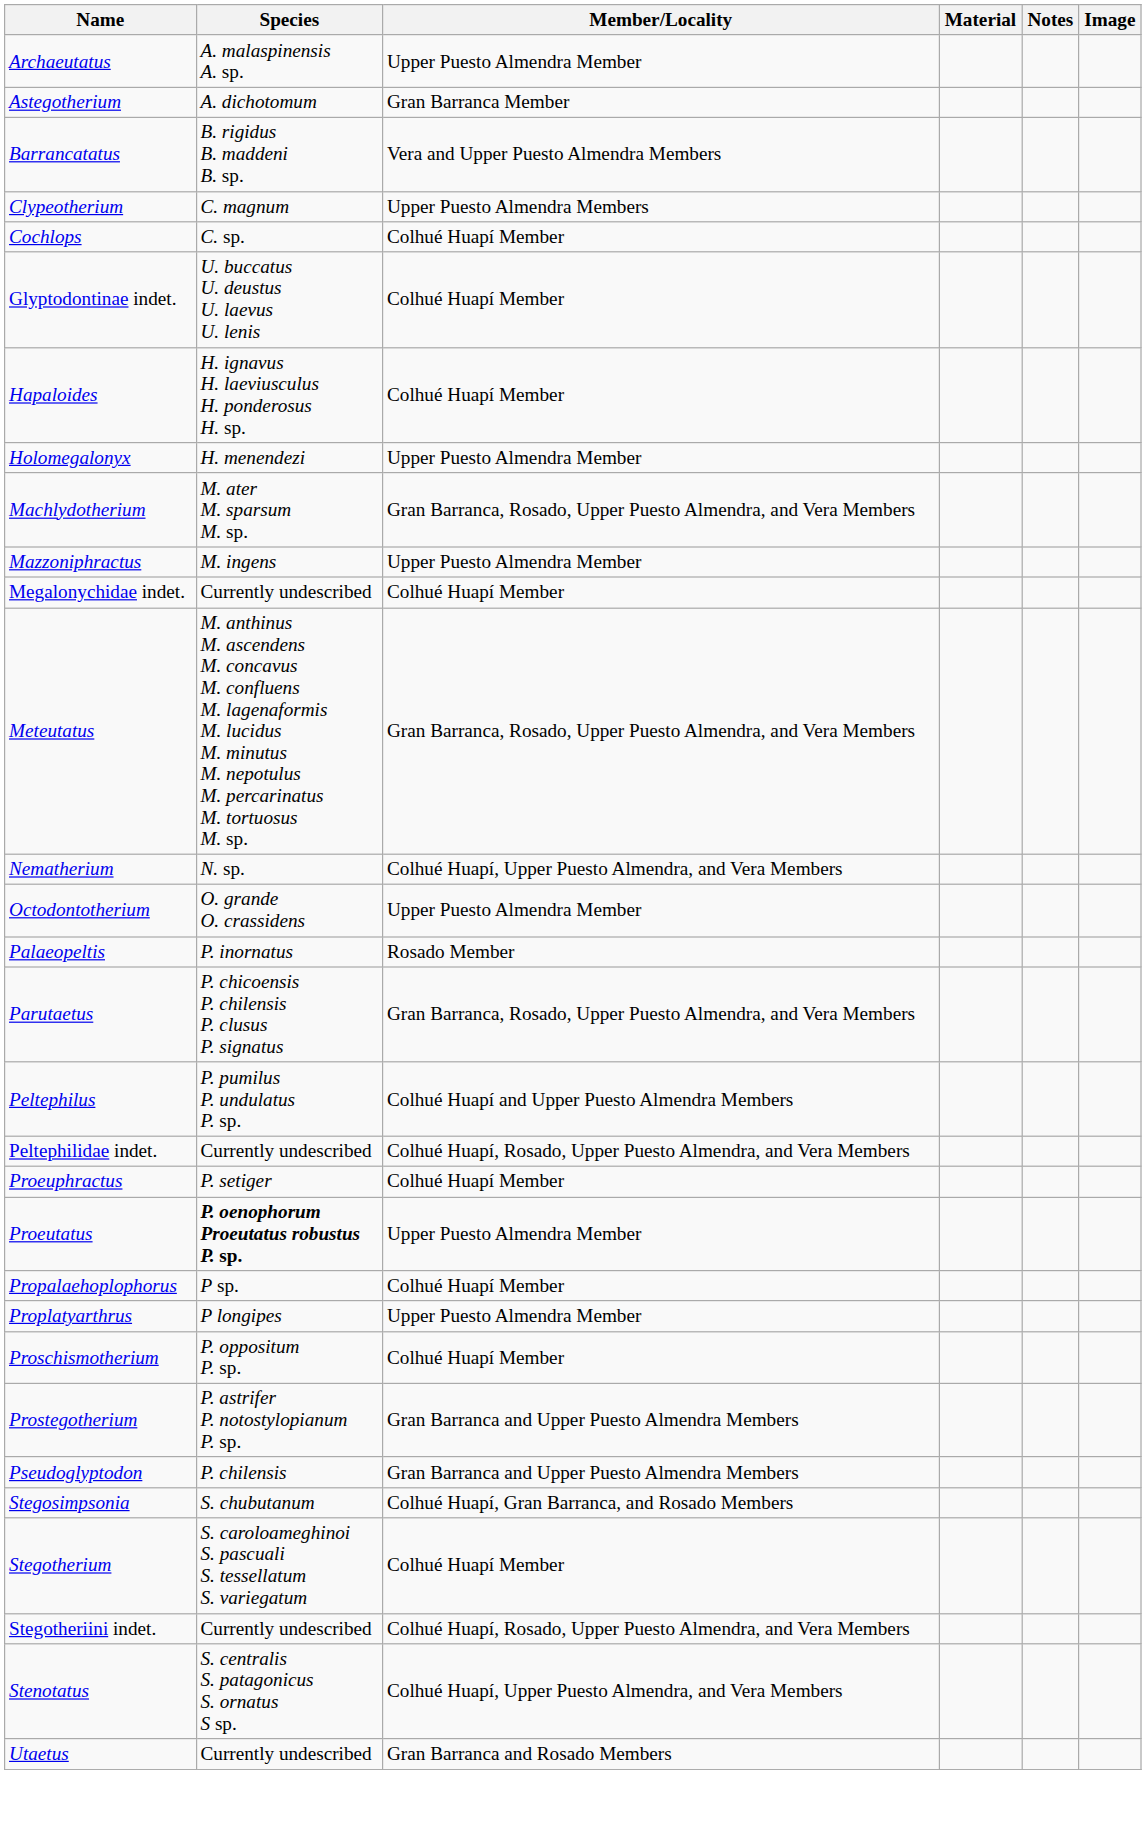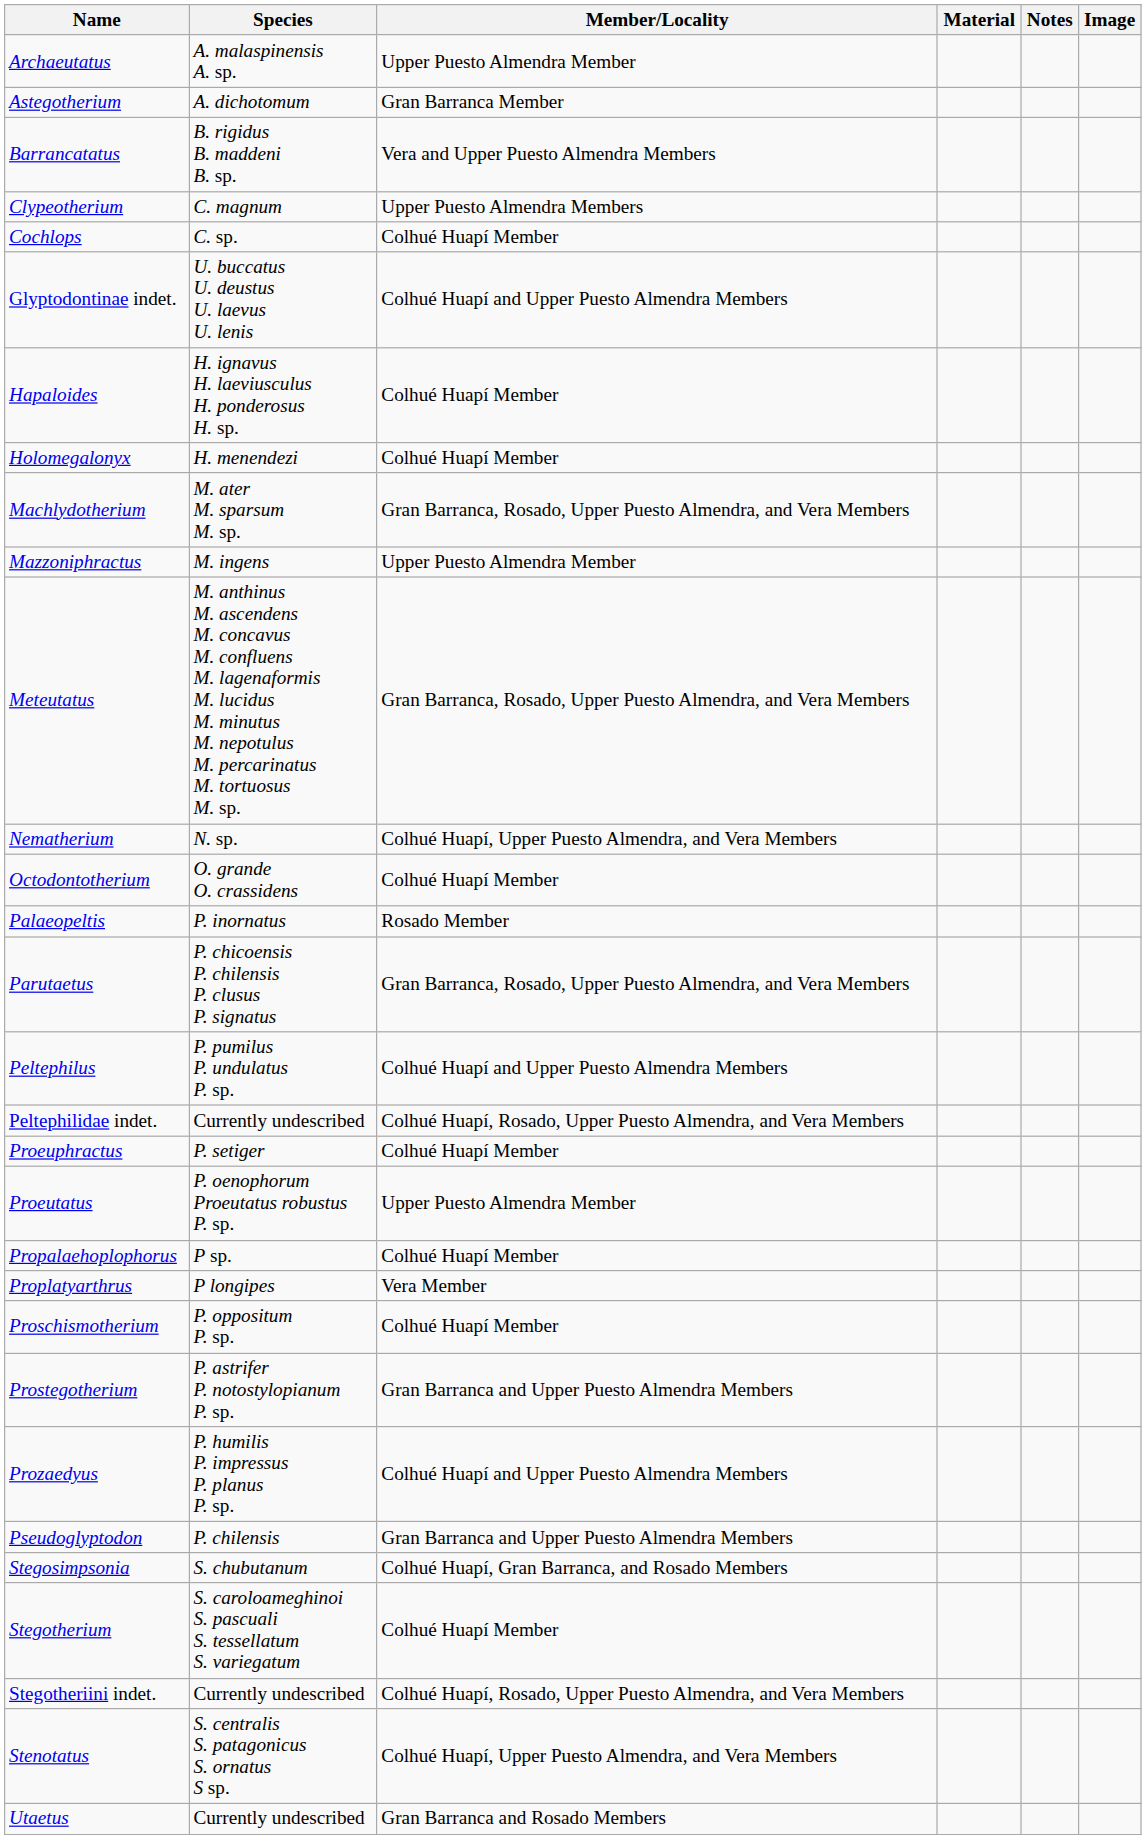(476, 299) Colhué Huapí Member -> (585, 299) Colhué Huapí and Upper Puesto Almendra Members
(514, 457) Upper Puesto Almendra Member -> (470, 457) Colhué Huapí Member
- row: (97, 592)
(514, 910) Upper Puesto Almendra Member -> (470, 879) Colhué Huapí Member
(280, 1233) bold -> (270, 1203) normal
(514, 1316) Upper Puesto Almendra Member -> (434, 1285) Vera Member
+ row: (53, 1474)
